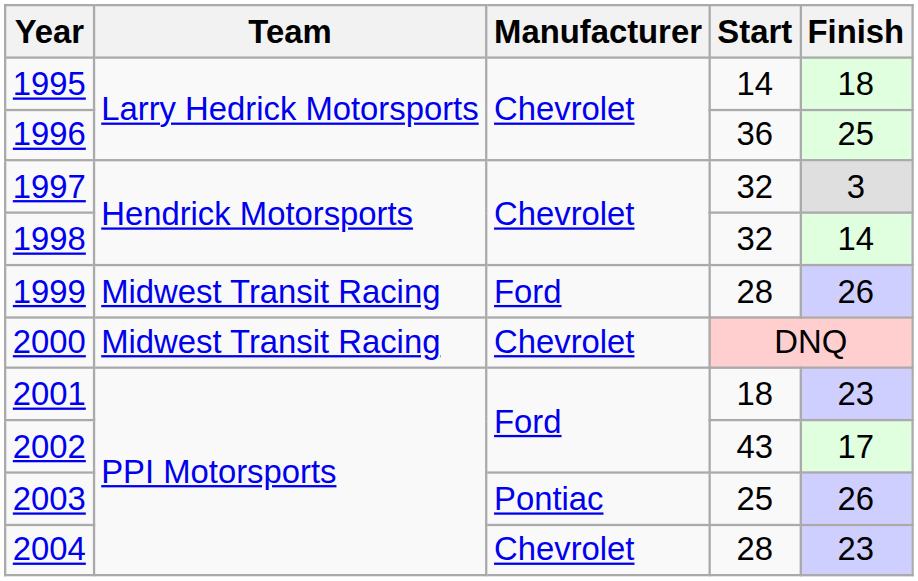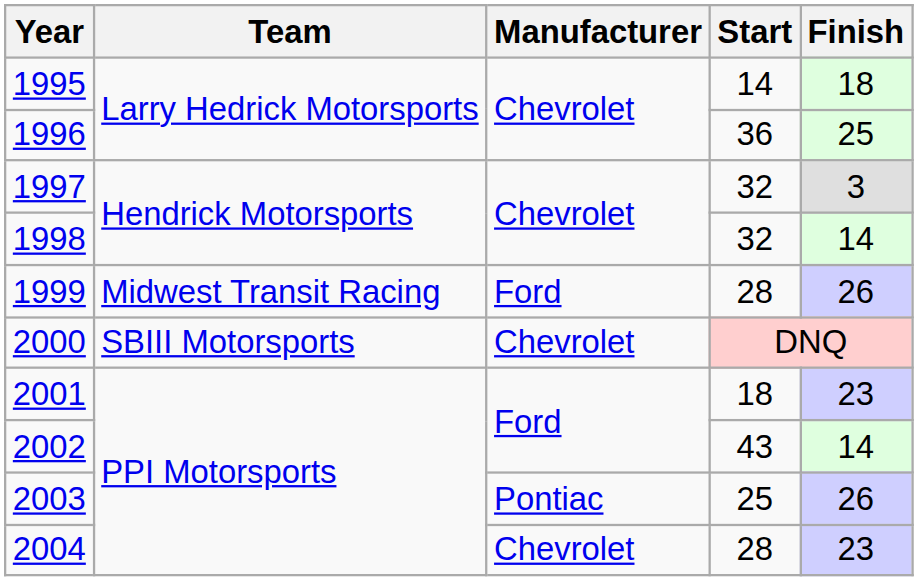(271, 343) Midwest Transit Racing -> (228, 343) SBIII Motorsports
(856, 446) 17 -> (856, 446) 14
